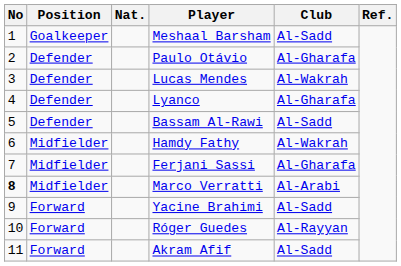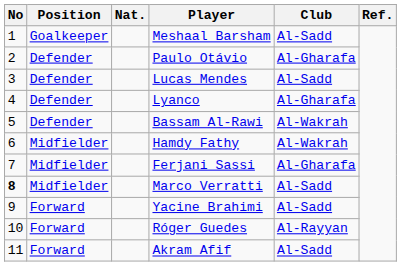(312, 79) Al-Wakrah -> (304, 79) Al-Sadd
(304, 122) Al-Sadd -> (312, 122) Al-Wakrah
(308, 186) Al-Arabi -> (304, 186) Al-Sadd
